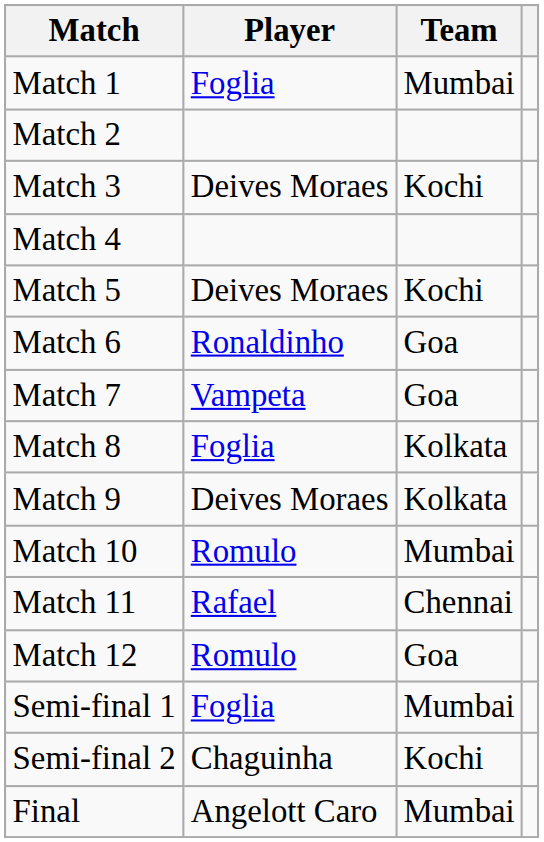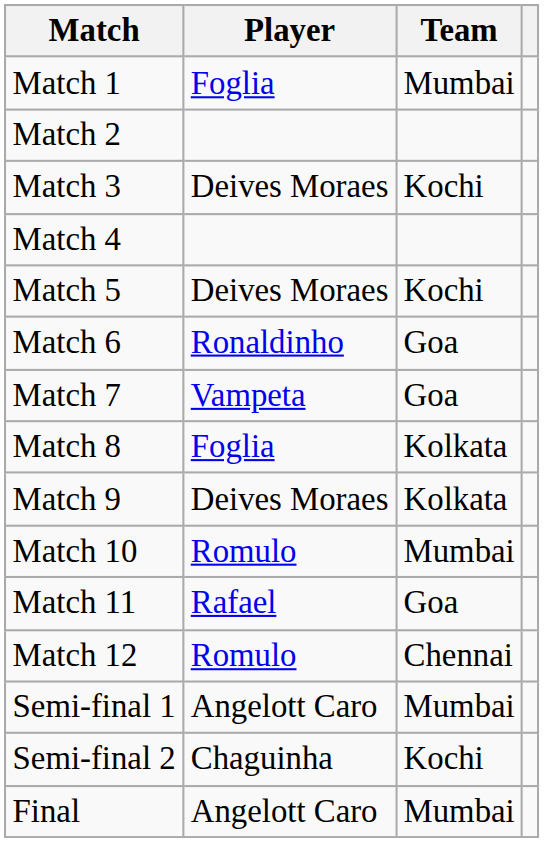(458, 602) Chennai -> (431, 602) Goa
(431, 654) Goa -> (458, 654) Chennai
(233, 706) Foglia -> (284, 706) Angelott Caro
